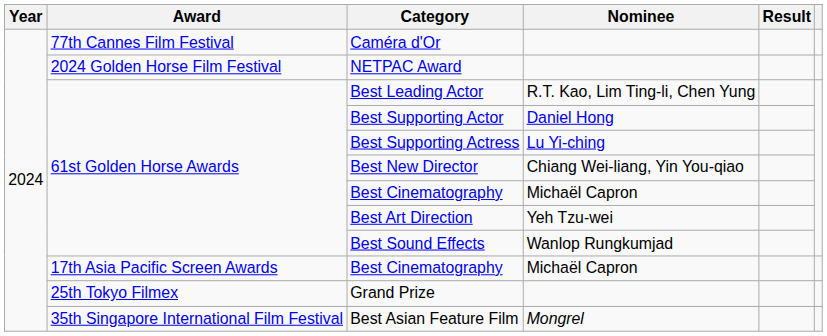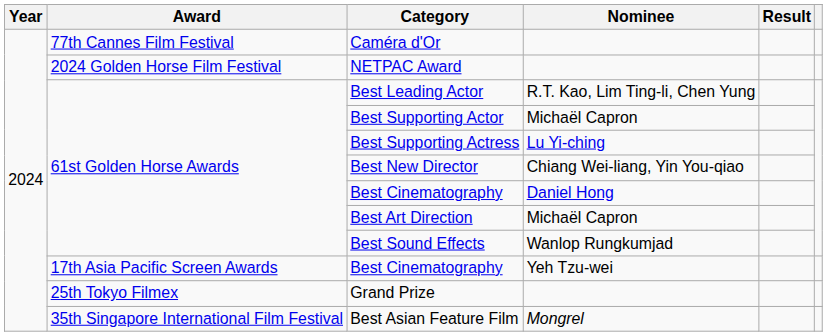(570, 117) Daniel Hong -> (582, 117) Michaël Capron
(582, 192) Michaël Capron -> (570, 192) Daniel Hong
(570, 218) Yeh Tzu-wei -> (582, 218) Michaël Capron
(582, 268) Michaël Capron -> (570, 268) Yeh Tzu-wei
